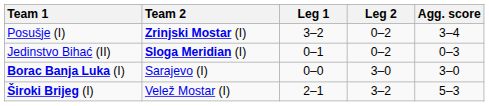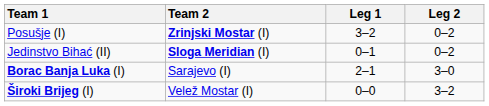- column: (449, 14)
(313, 71) 0–0 -> (365, 71) 2–1
(313, 91) 2–1 -> (365, 91) 0–0
